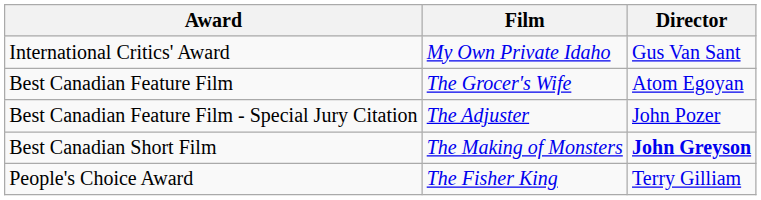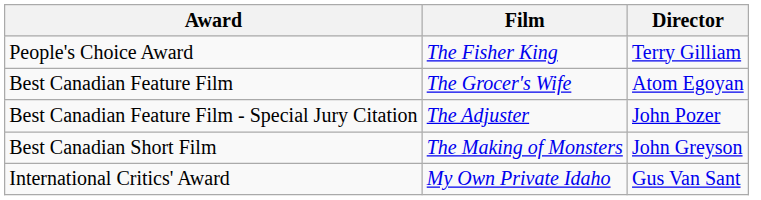rows swapped: (101, 178) <-> (120, 52)
(692, 147) bold -> (687, 147) normal
